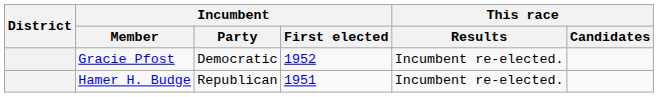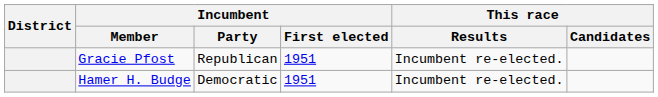(237, 59) Democratic -> (237, 59) Republican
(300, 59) 1952 -> (300, 59) 1951
(237, 81) Republican -> (237, 81) Democratic
